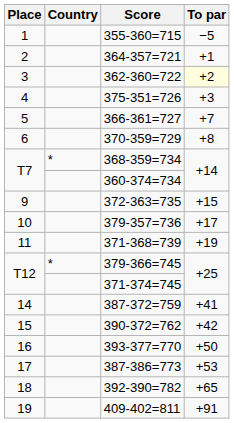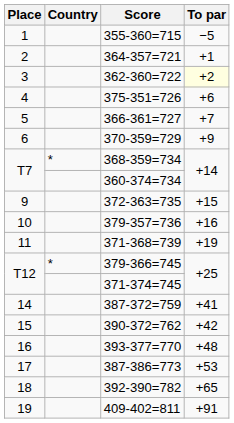(207, 98) +3 -> (207, 98) +6
(207, 139) +8 -> (207, 139) +9
(207, 222) +17 -> (207, 222) +16
(207, 346) +50 -> (207, 346) +48
